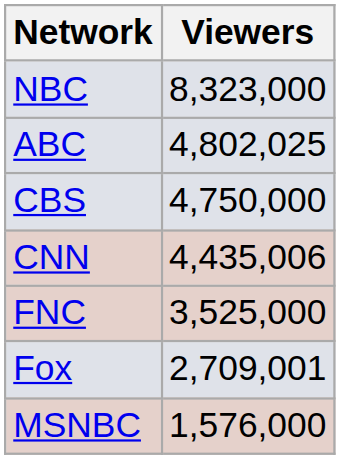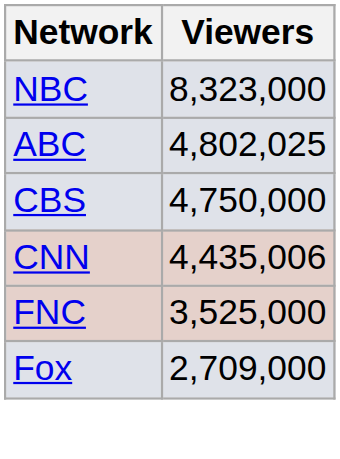(248, 369) 2,709,001 -> (248, 369) 2,709,000
- row: (77, 425)
